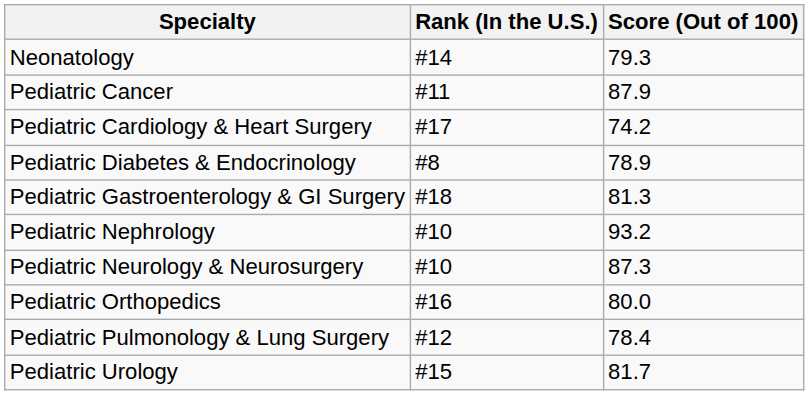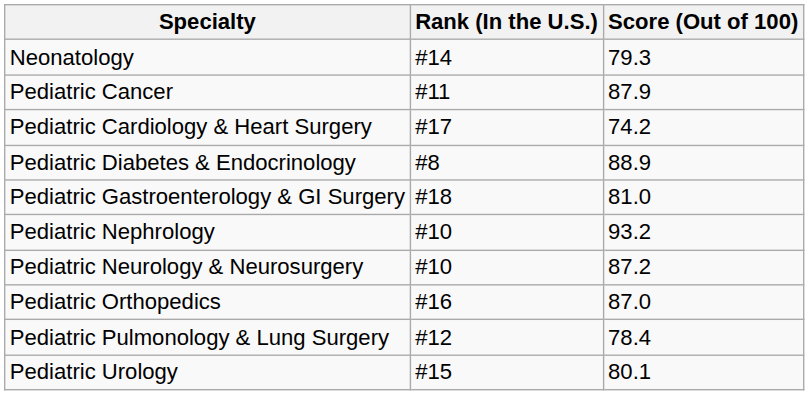(630, 162) 78.9 -> (630, 162) 88.9
(630, 197) 81.3 -> (630, 197) 81.0
(630, 267) 87.3 -> (630, 267) 87.2
(630, 302) 80.0 -> (630, 302) 87.0
(630, 372) 81.7 -> (630, 372) 80.1
